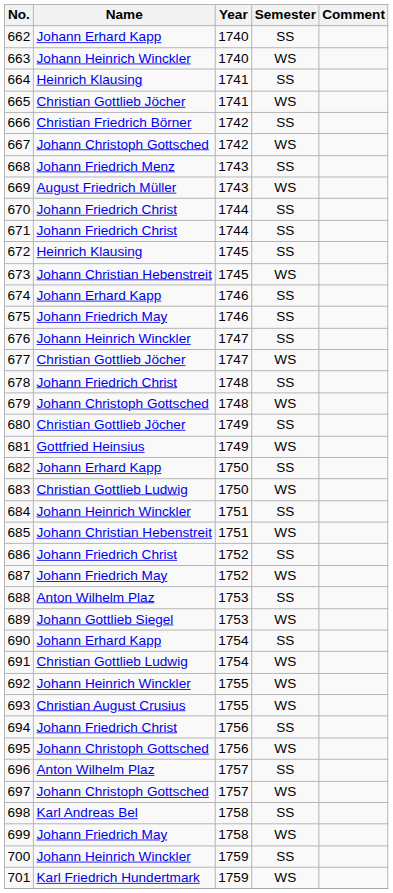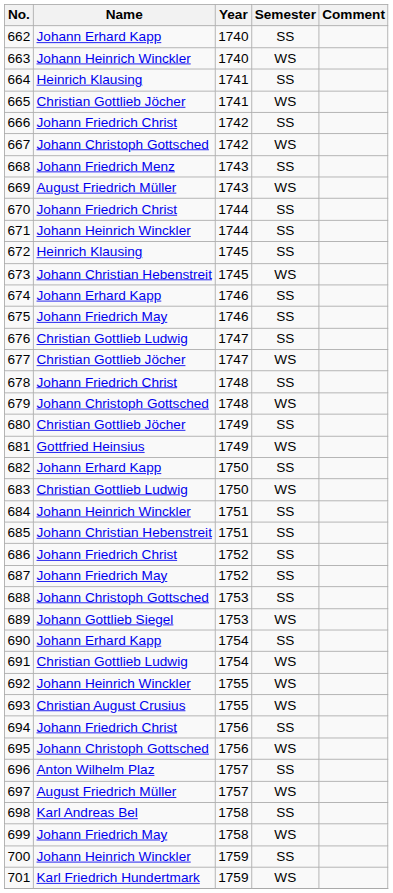(114, 123) Christian Friedrich Börner -> (107, 123) Johann Friedrich Christ
(107, 230) Johann Friedrich Christ -> (114, 230) Johann Heinrich Winckler
(114, 338) Johann Heinrich Winckler -> (112, 338) Christian Gottlieb Ludwig
(285, 532) WS -> (285, 532) SS
(285, 576) WS -> (285, 576) SS
(95, 597) Anton Wilhelm Plaz -> (123, 597) Johann Christoph Gottsched
(123, 791) Johann Christoph Gottsched -> (106, 791) August Friedrich Müller
